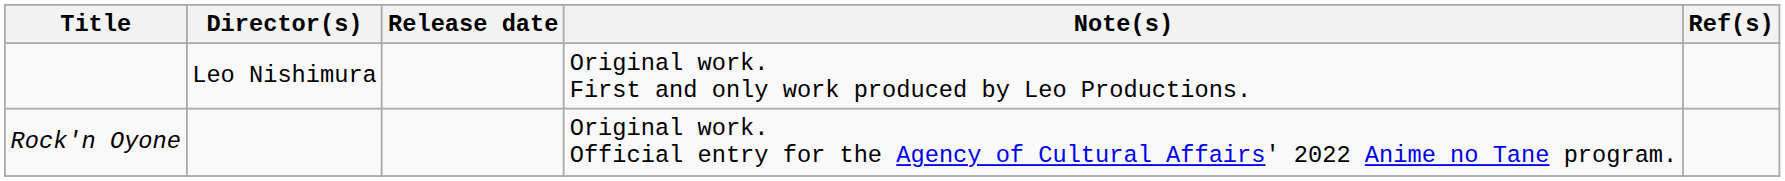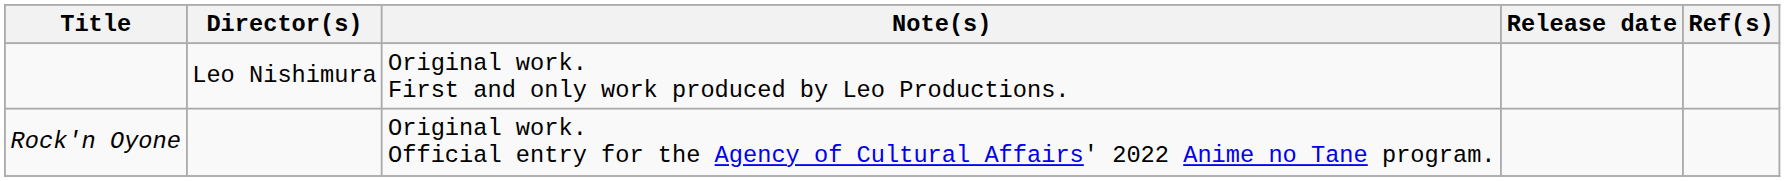columns swapped: (473, 24) <-> (1123, 24)
